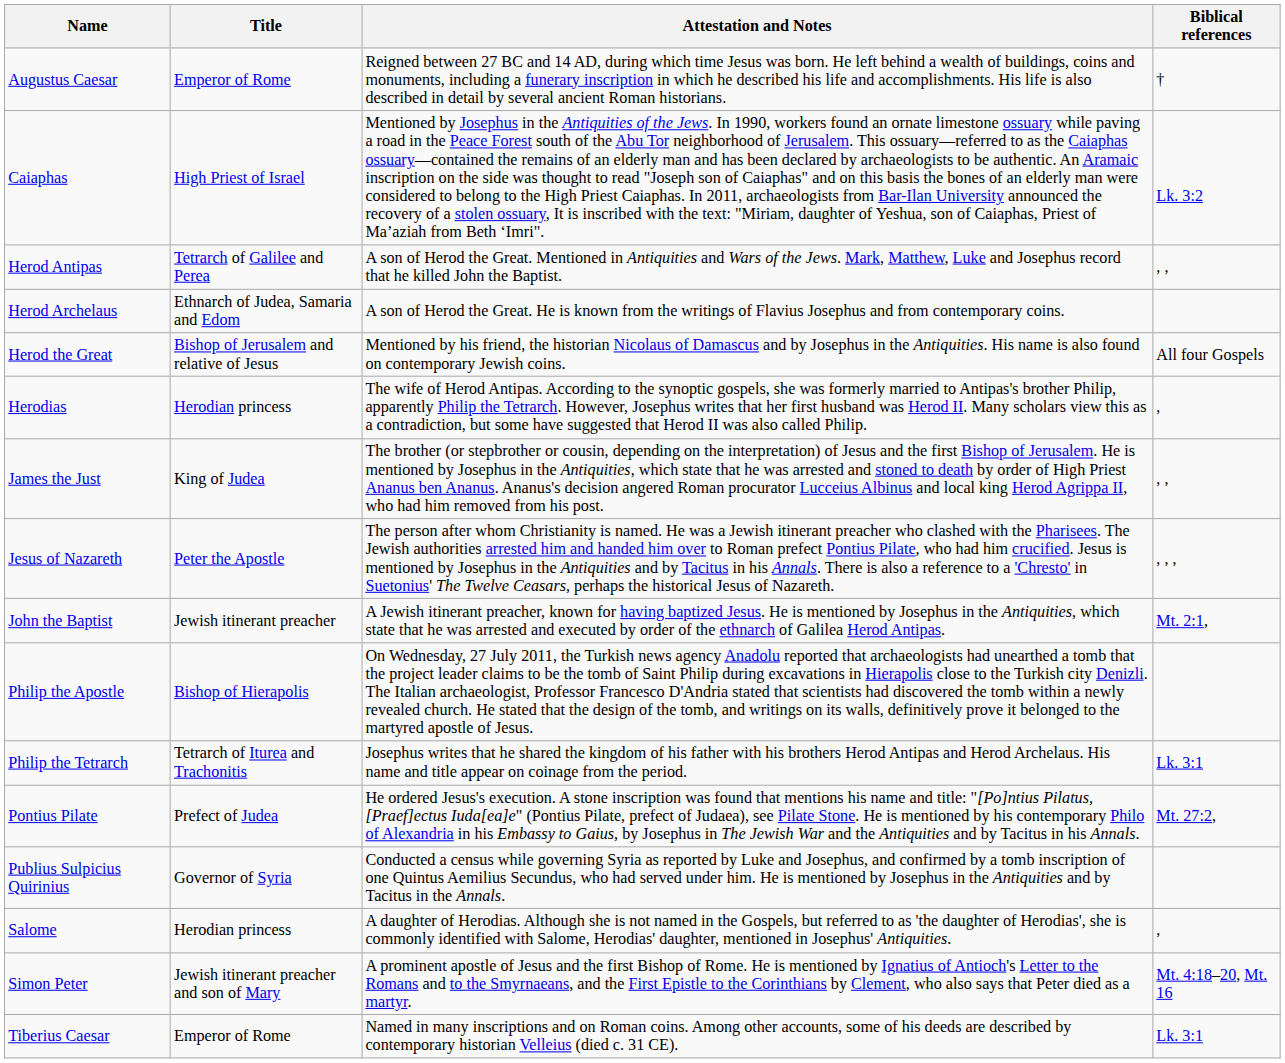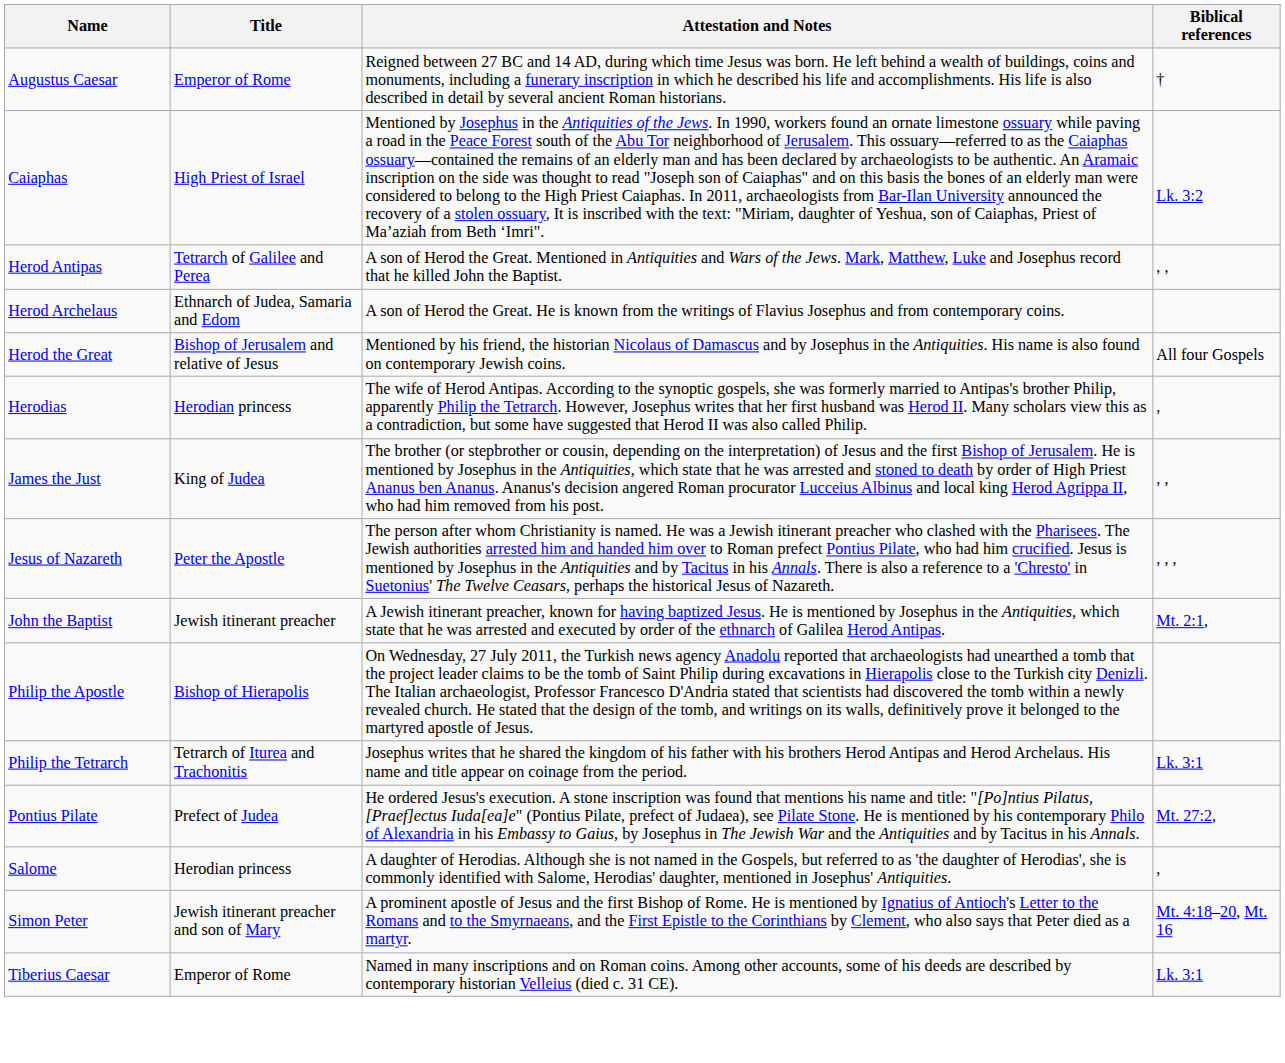- row: (65, 877)
